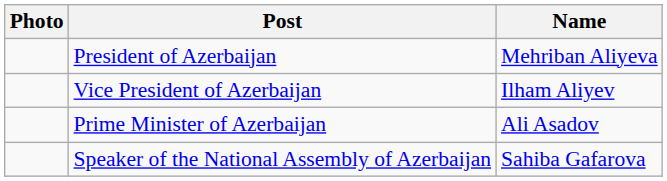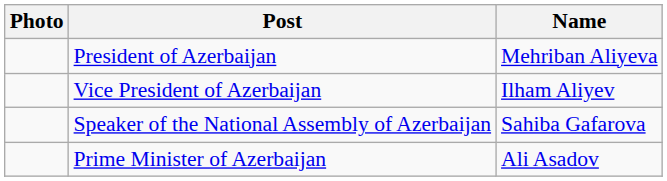rows swapped: (200, 124) <-> (282, 158)
